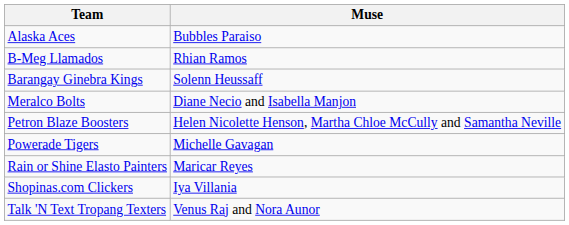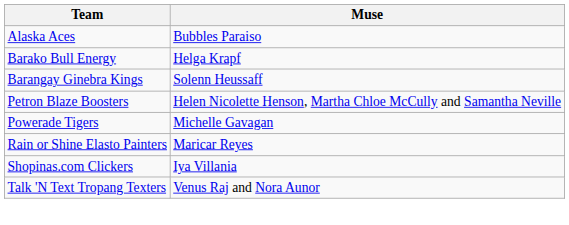- row: (55, 58)
+ row: (62, 58)
- row: (46, 101)
